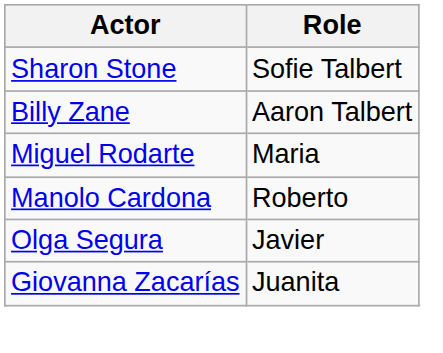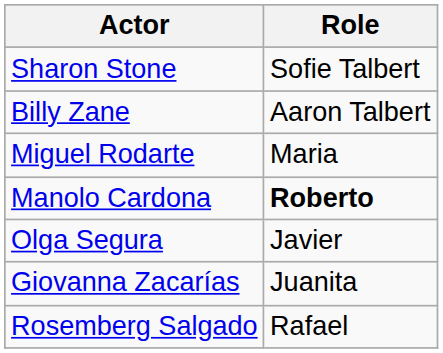(300, 197) normal -> (322, 197) bold
+ row: (134, 326)
